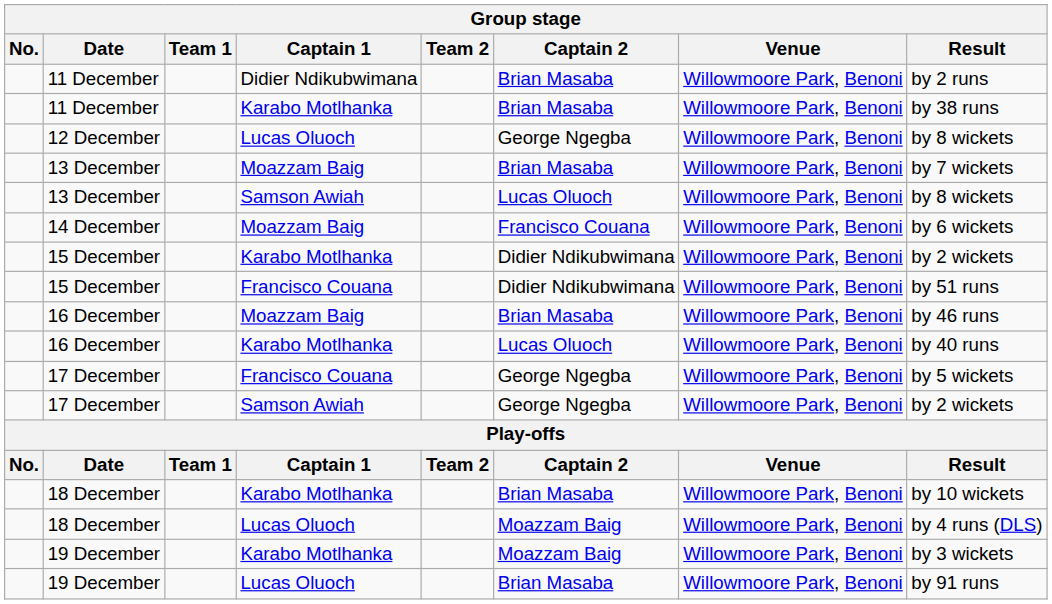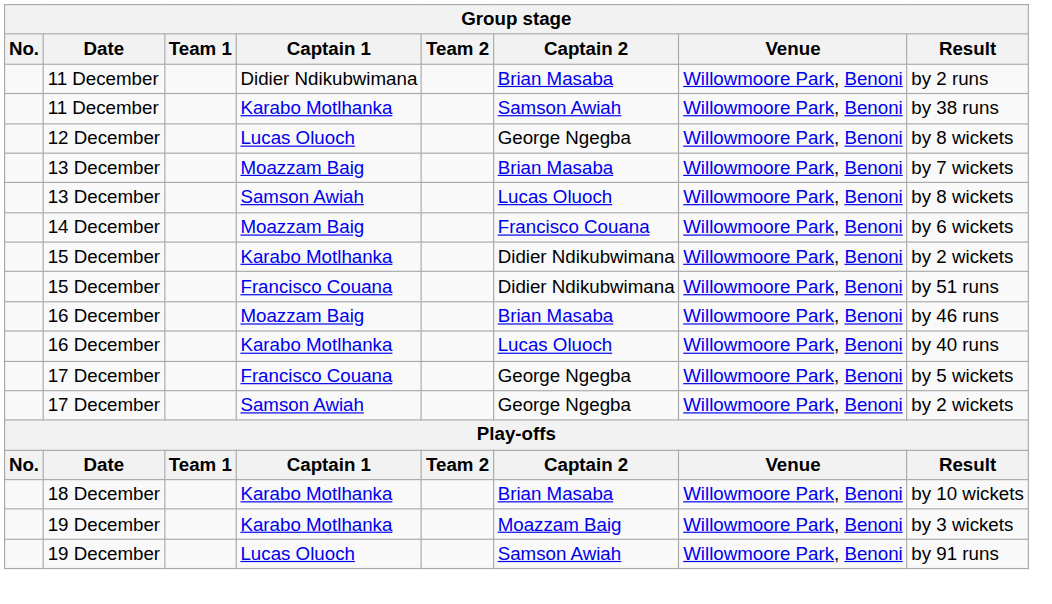(555, 108) Brian Masaba -> (559, 108) Samson Awiah
- row: (104, 524)
(555, 583) Brian Masaba -> (559, 553) Samson Awiah
